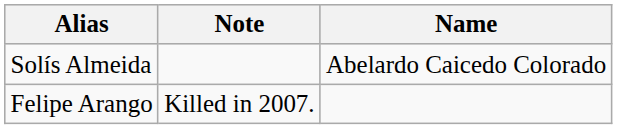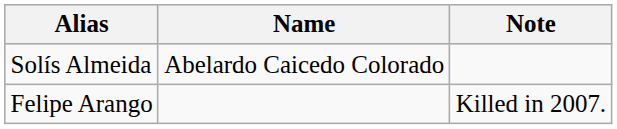columns swapped: (466, 24) <-> (239, 24)
